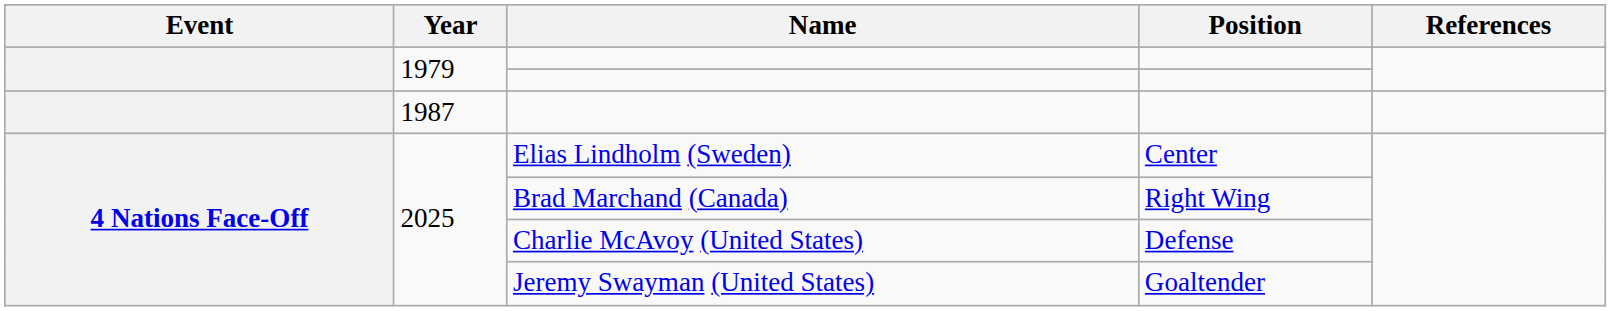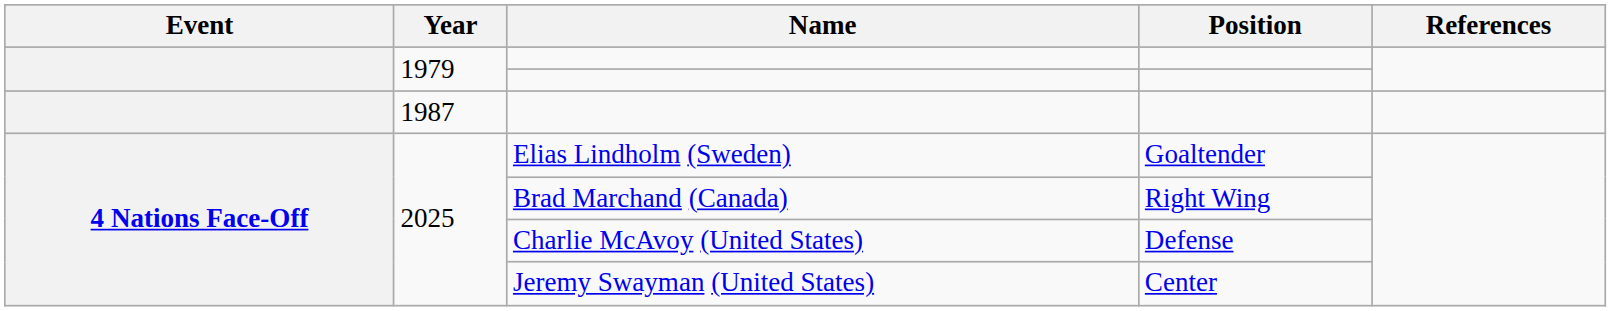(1181, 154) Center -> (1205, 154) Goaltender
(1205, 283) Goaltender -> (1181, 283) Center
